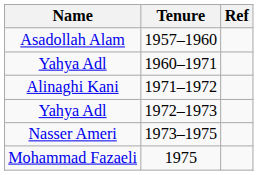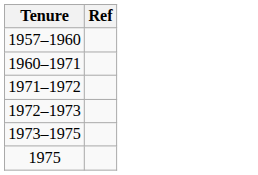- column: (73, 16)
